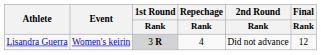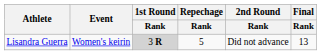(201, 42) 4 -> (201, 42) 5
(303, 42) 12 -> (303, 42) 13
